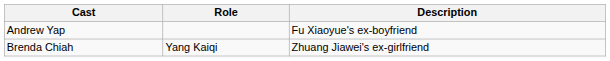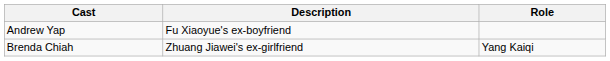columns swapped: (226, 13) <-> (447, 13)
